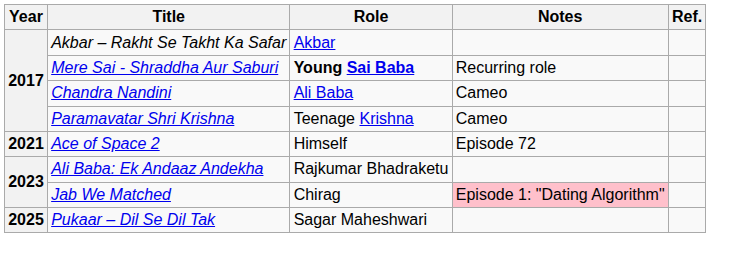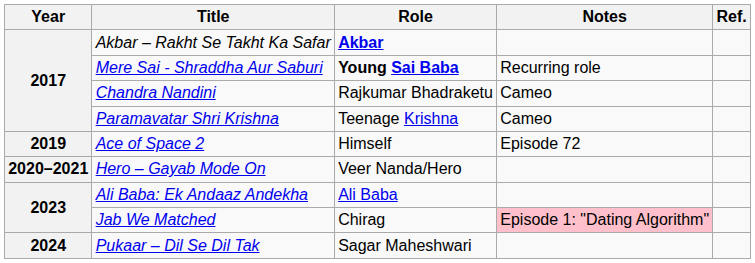(315, 42) normal -> (361, 42) bold
(323, 93) Ali Baba -> (416, 93) Rajkumar Bhadraketu
(26, 144) 2021 -> (48, 144) 2019
+ row: (181, 169)
(371, 169) Rajkumar Bhadraketu -> (368, 194) Ali Baba
(26, 220) 2025 -> (48, 245) 2024
